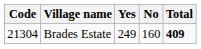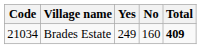(23, 33) 21304 -> (23, 33) 21034
